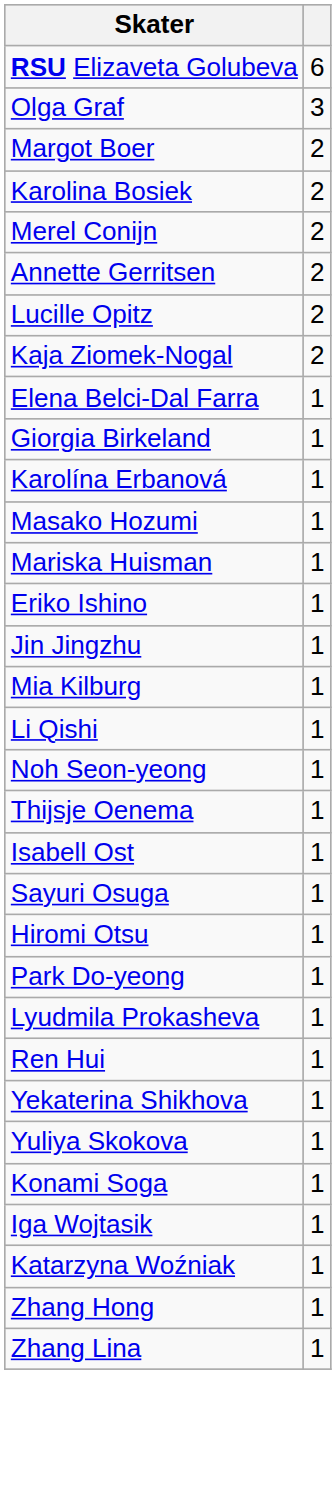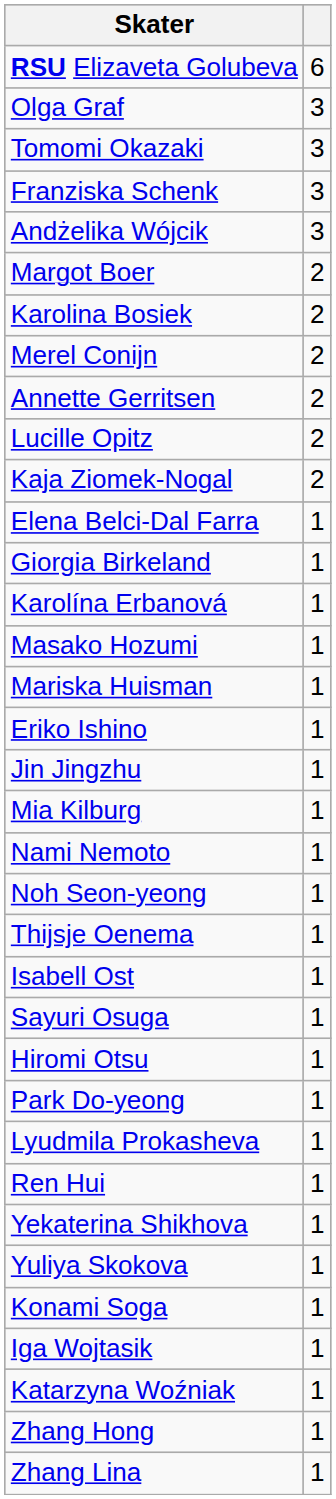+ row: (107, 149)
+ row: (114, 190)
+ row: (109, 231)
- row: (54, 728)
+ row: (91, 852)
